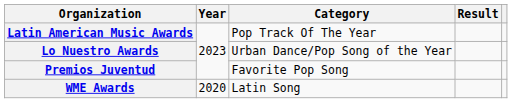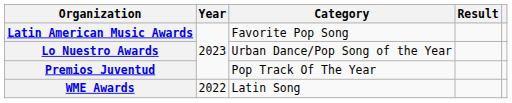(304, 32) Pop Track Of The Year -> (290, 32) Favorite Pop Song
(290, 70) Favorite Pop Song -> (304, 70) Pop Track Of The Year
(212, 88) 2020 -> (212, 88) 2022
